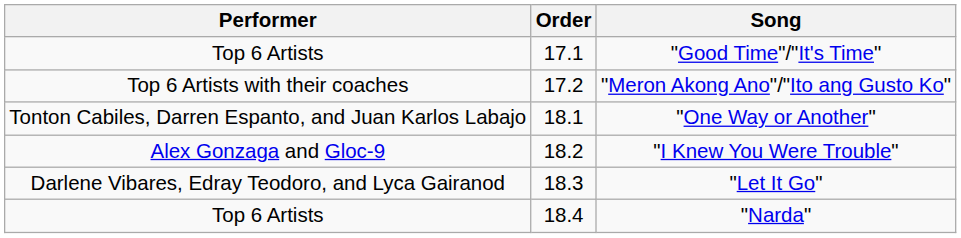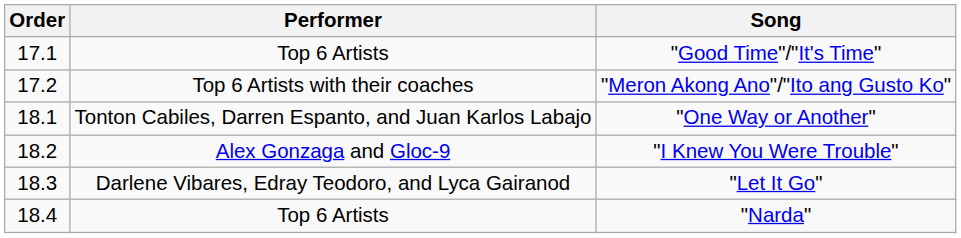columns swapped: (564, 20) <-> (268, 20)
